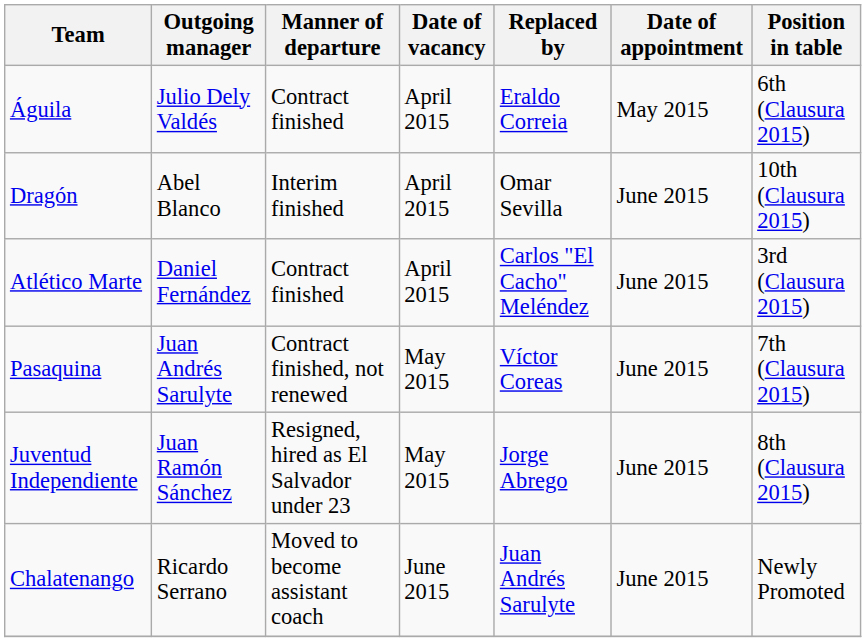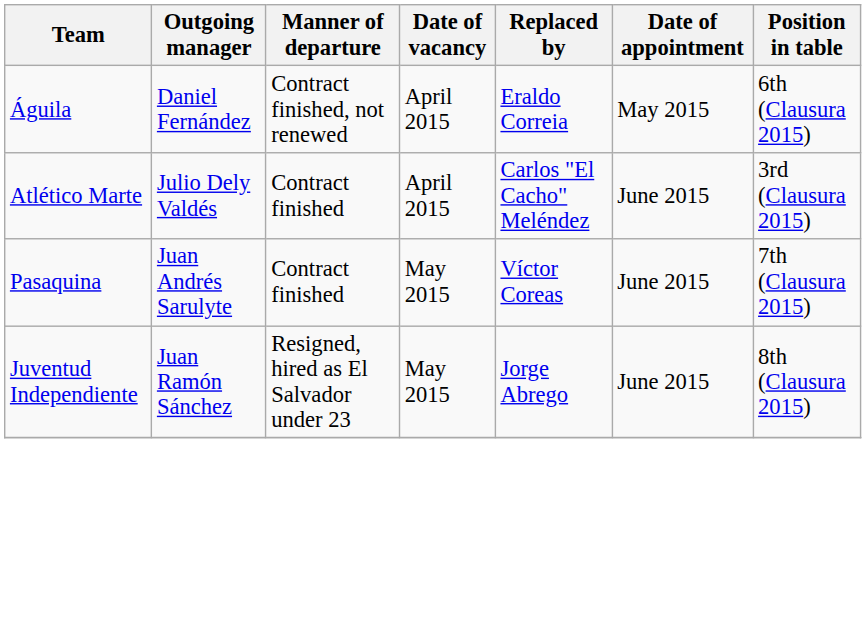(203, 108) Julio Dely Valdés -> (204, 108) Daniel Fernández
(310, 108) Contract finished -> (328, 108) Contract finished, not renewed
- row: (44, 195)
(204, 282) Daniel Fernández -> (204, 195) Julio Dely Valdés
(327, 368) Contract finished, not renewed -> (310, 282) Contract finished
- row: (72, 579)
